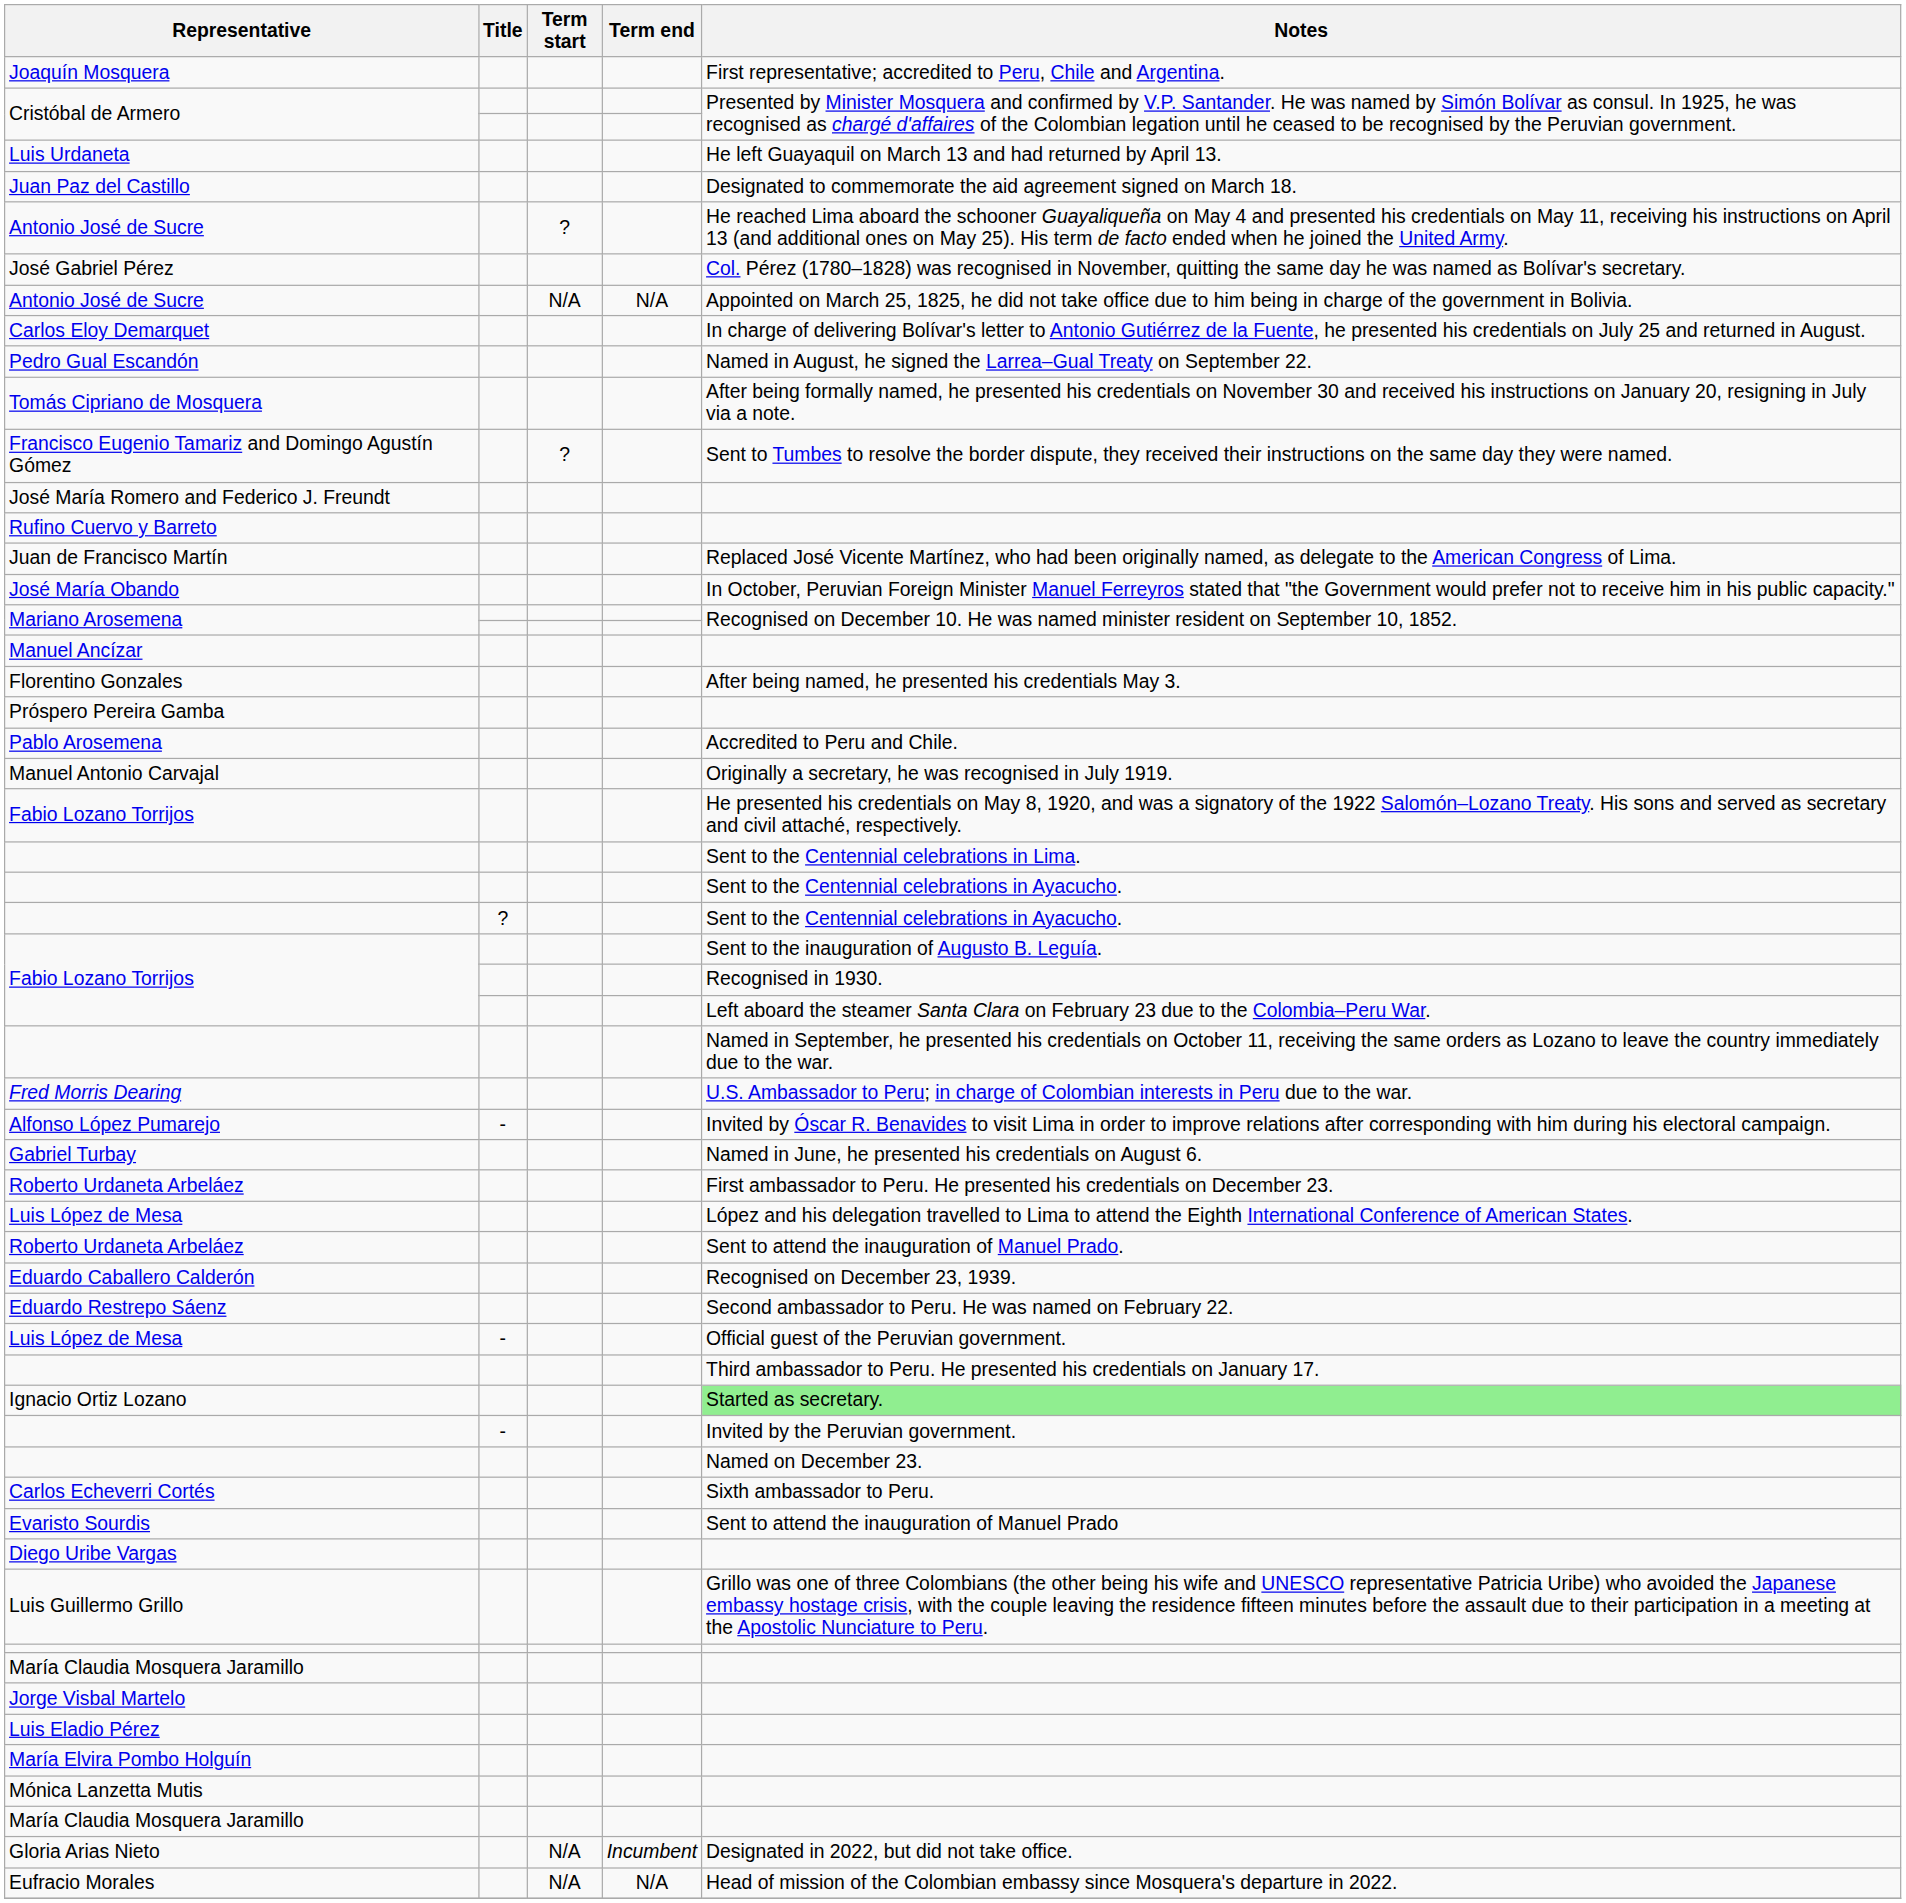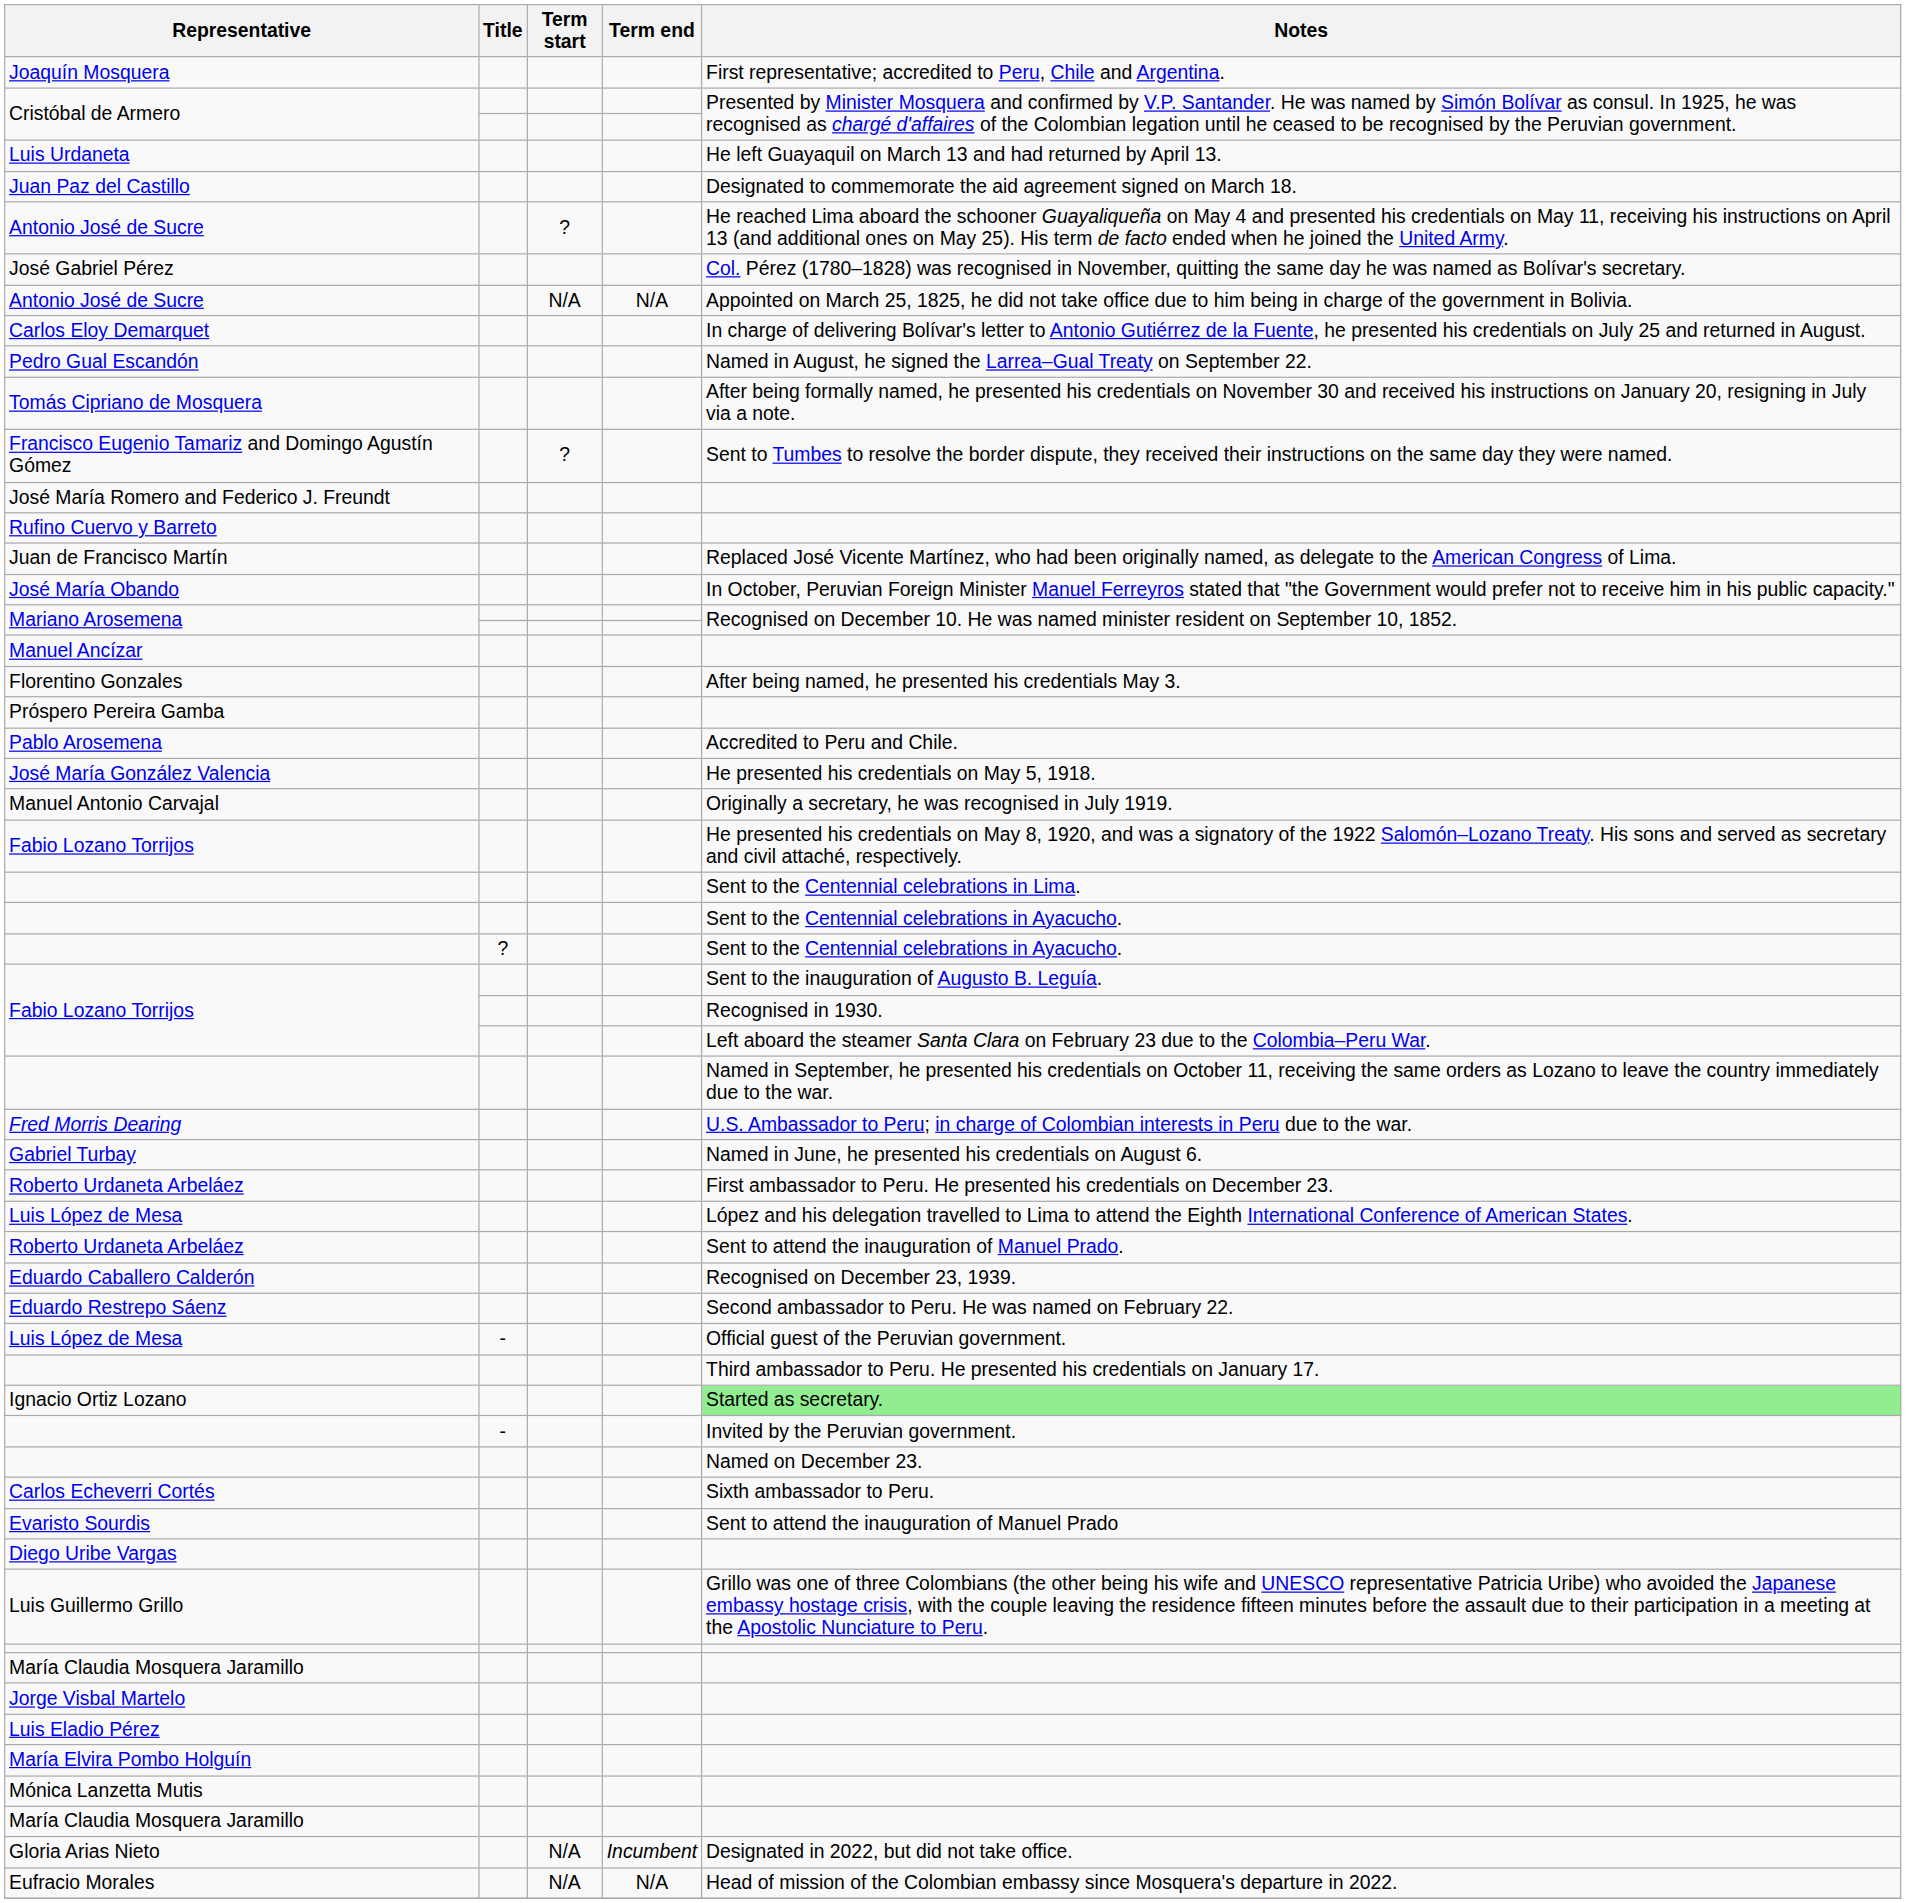+ row: (140, 773)
- row: (115, 1124)
